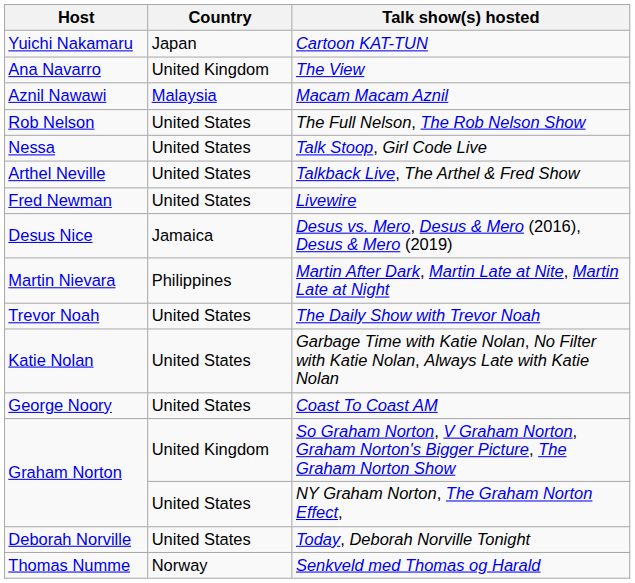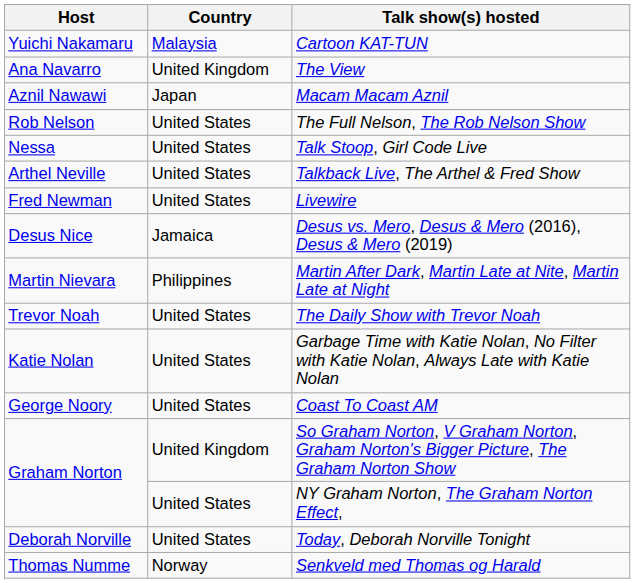(174, 43) Japan -> (184, 43) Malaysia
(184, 95) Malaysia -> (174, 95) Japan
